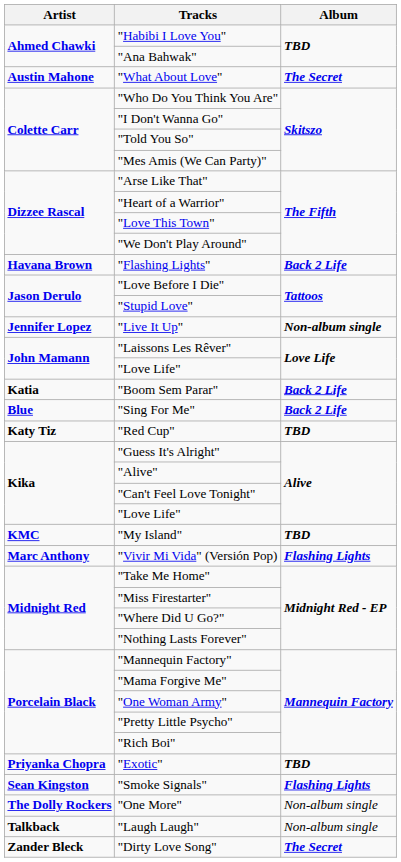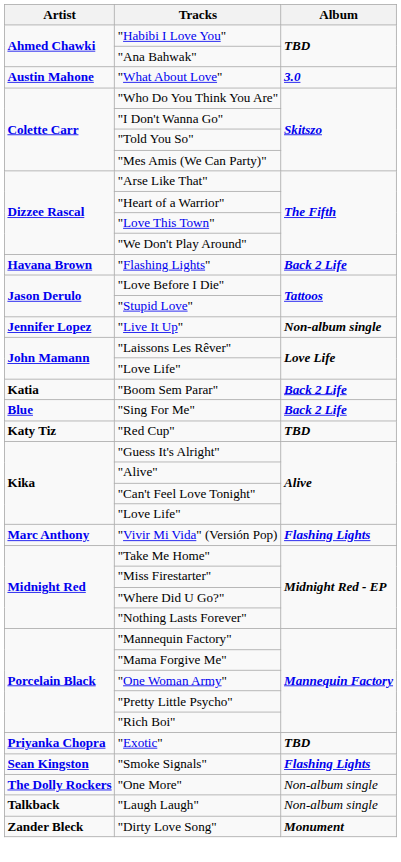(313, 77) The Secret -> (292, 77) 3.0
- row: (23, 535)
(313, 847) The Secret -> (314, 826) Monument
